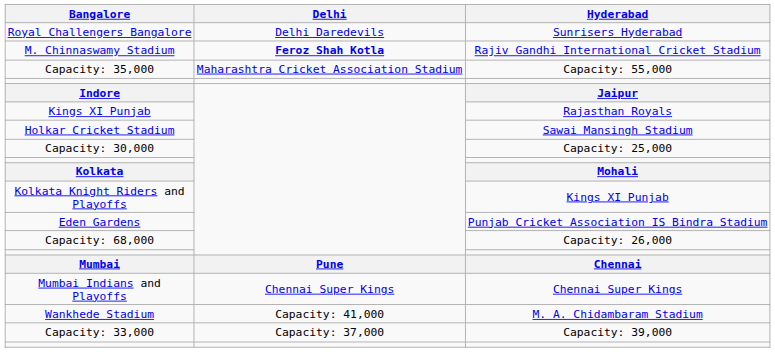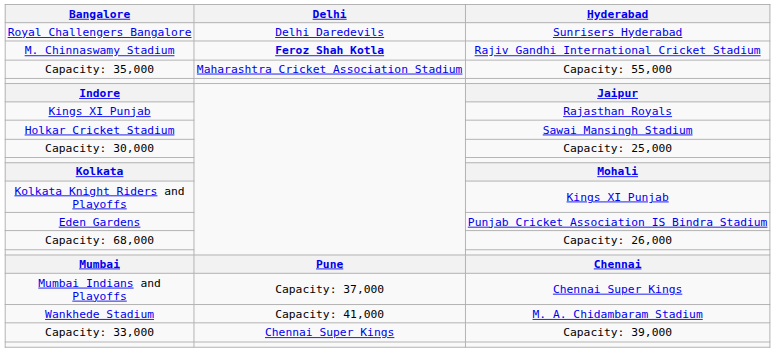(330, 289) Chennai Super Kings -> (330, 289) Capacity: 37,000
(330, 332) Capacity: 37,000 -> (330, 332) Chennai Super Kings
